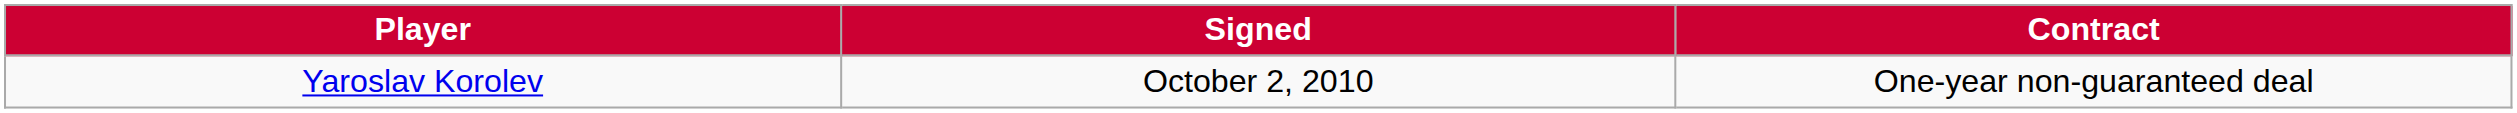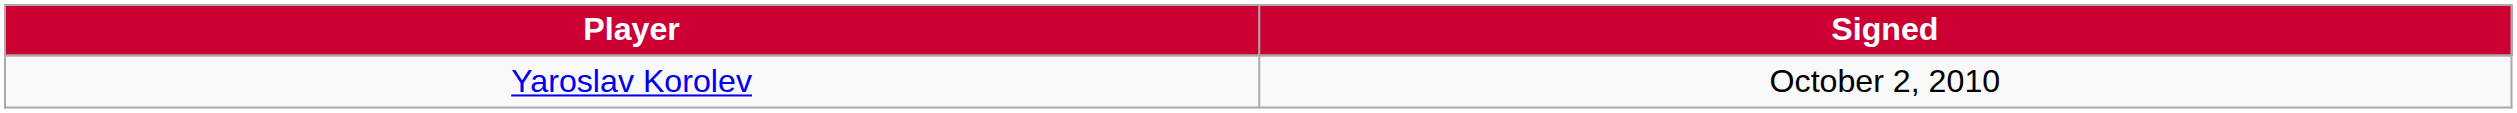- column: (2094, 30)
